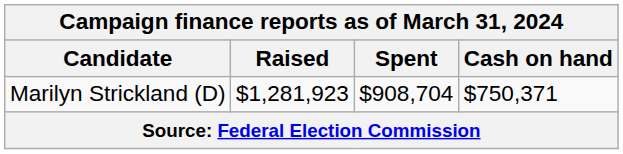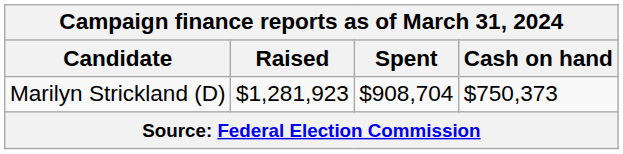(511, 93) $750,371 -> (511, 93) $750,373
